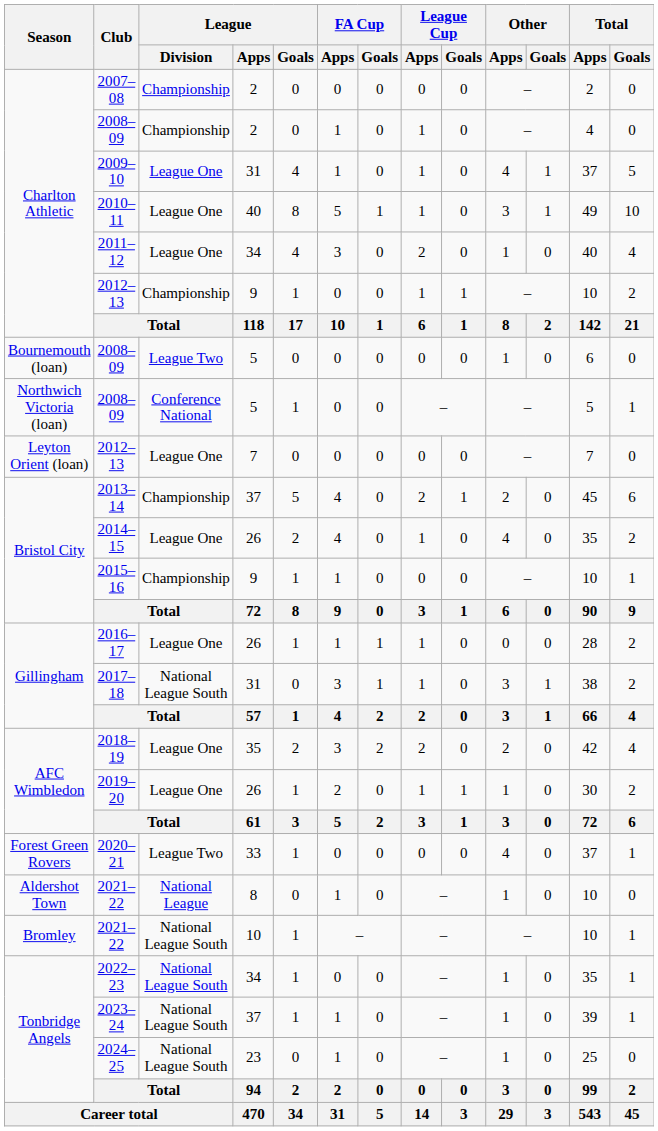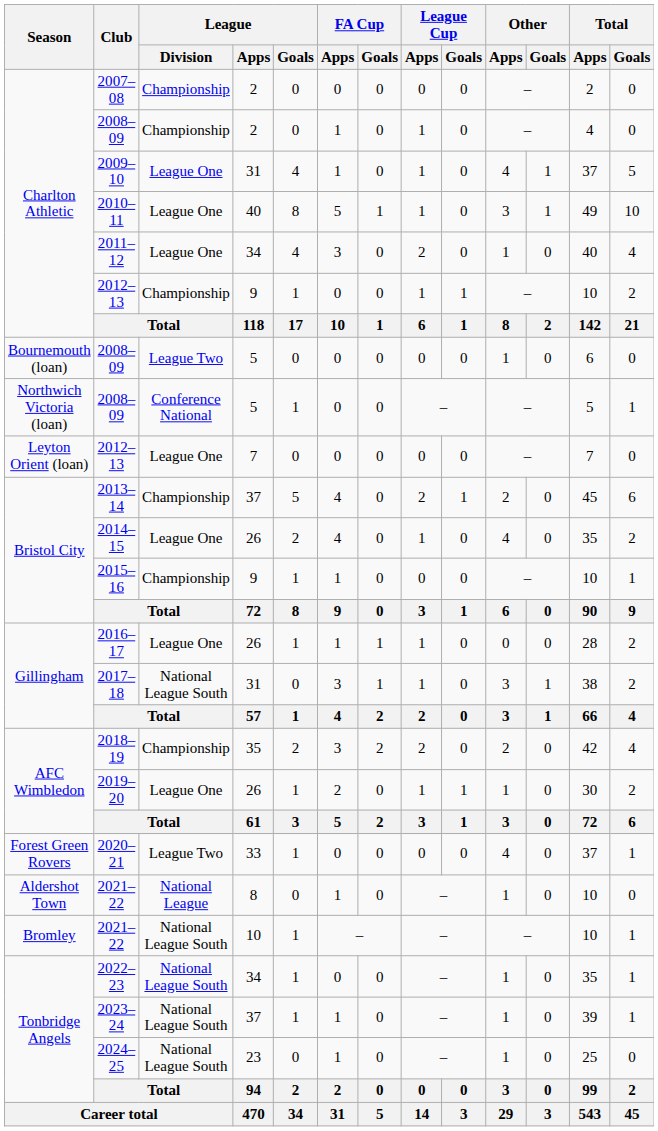(186, 748) League One -> (186, 748) Championship
